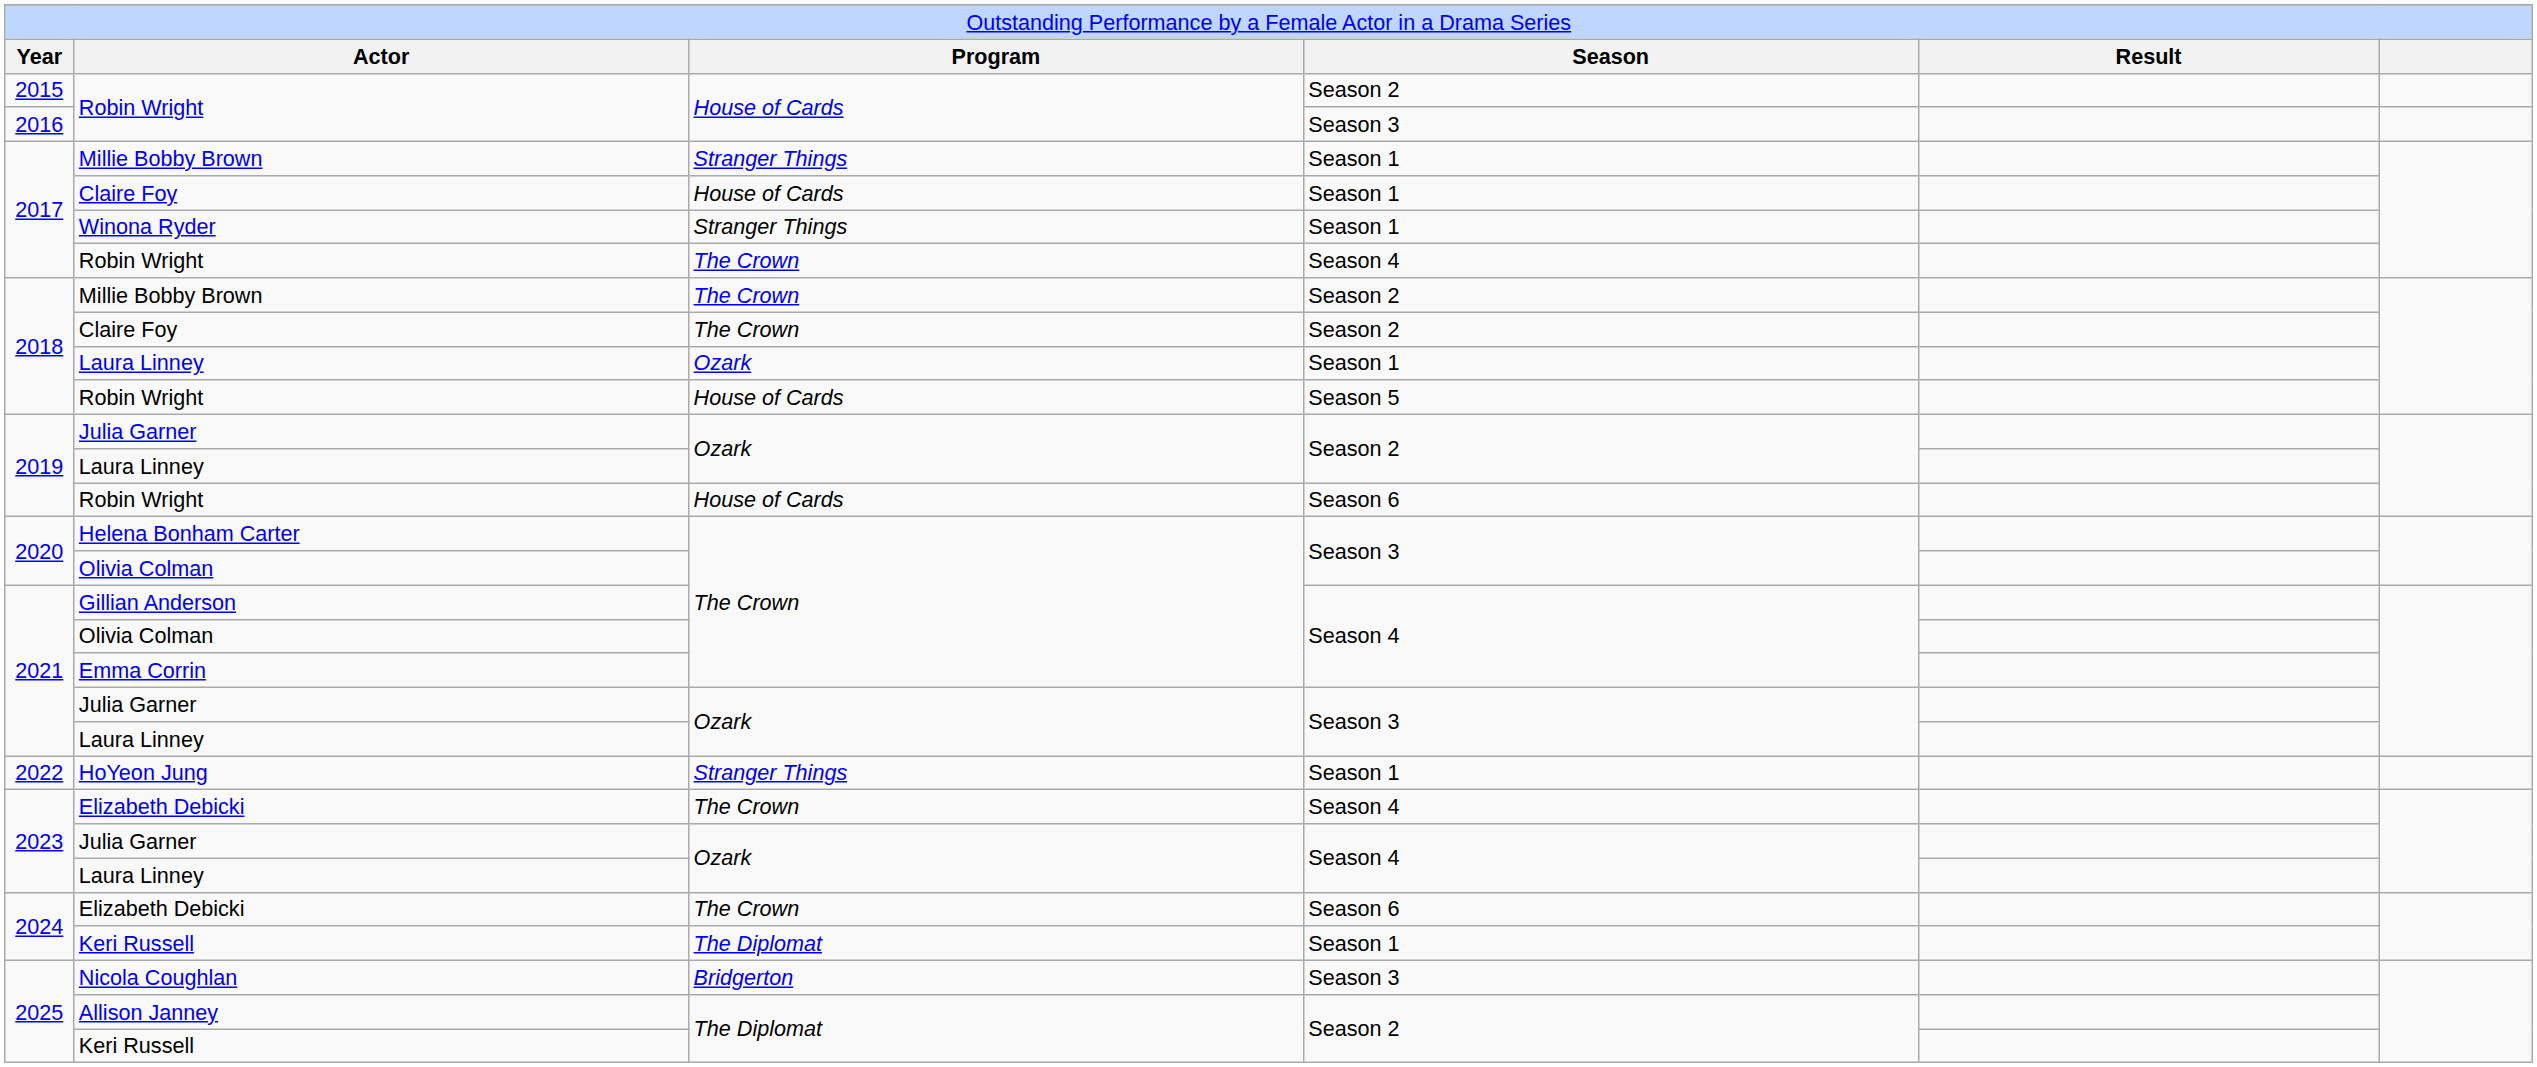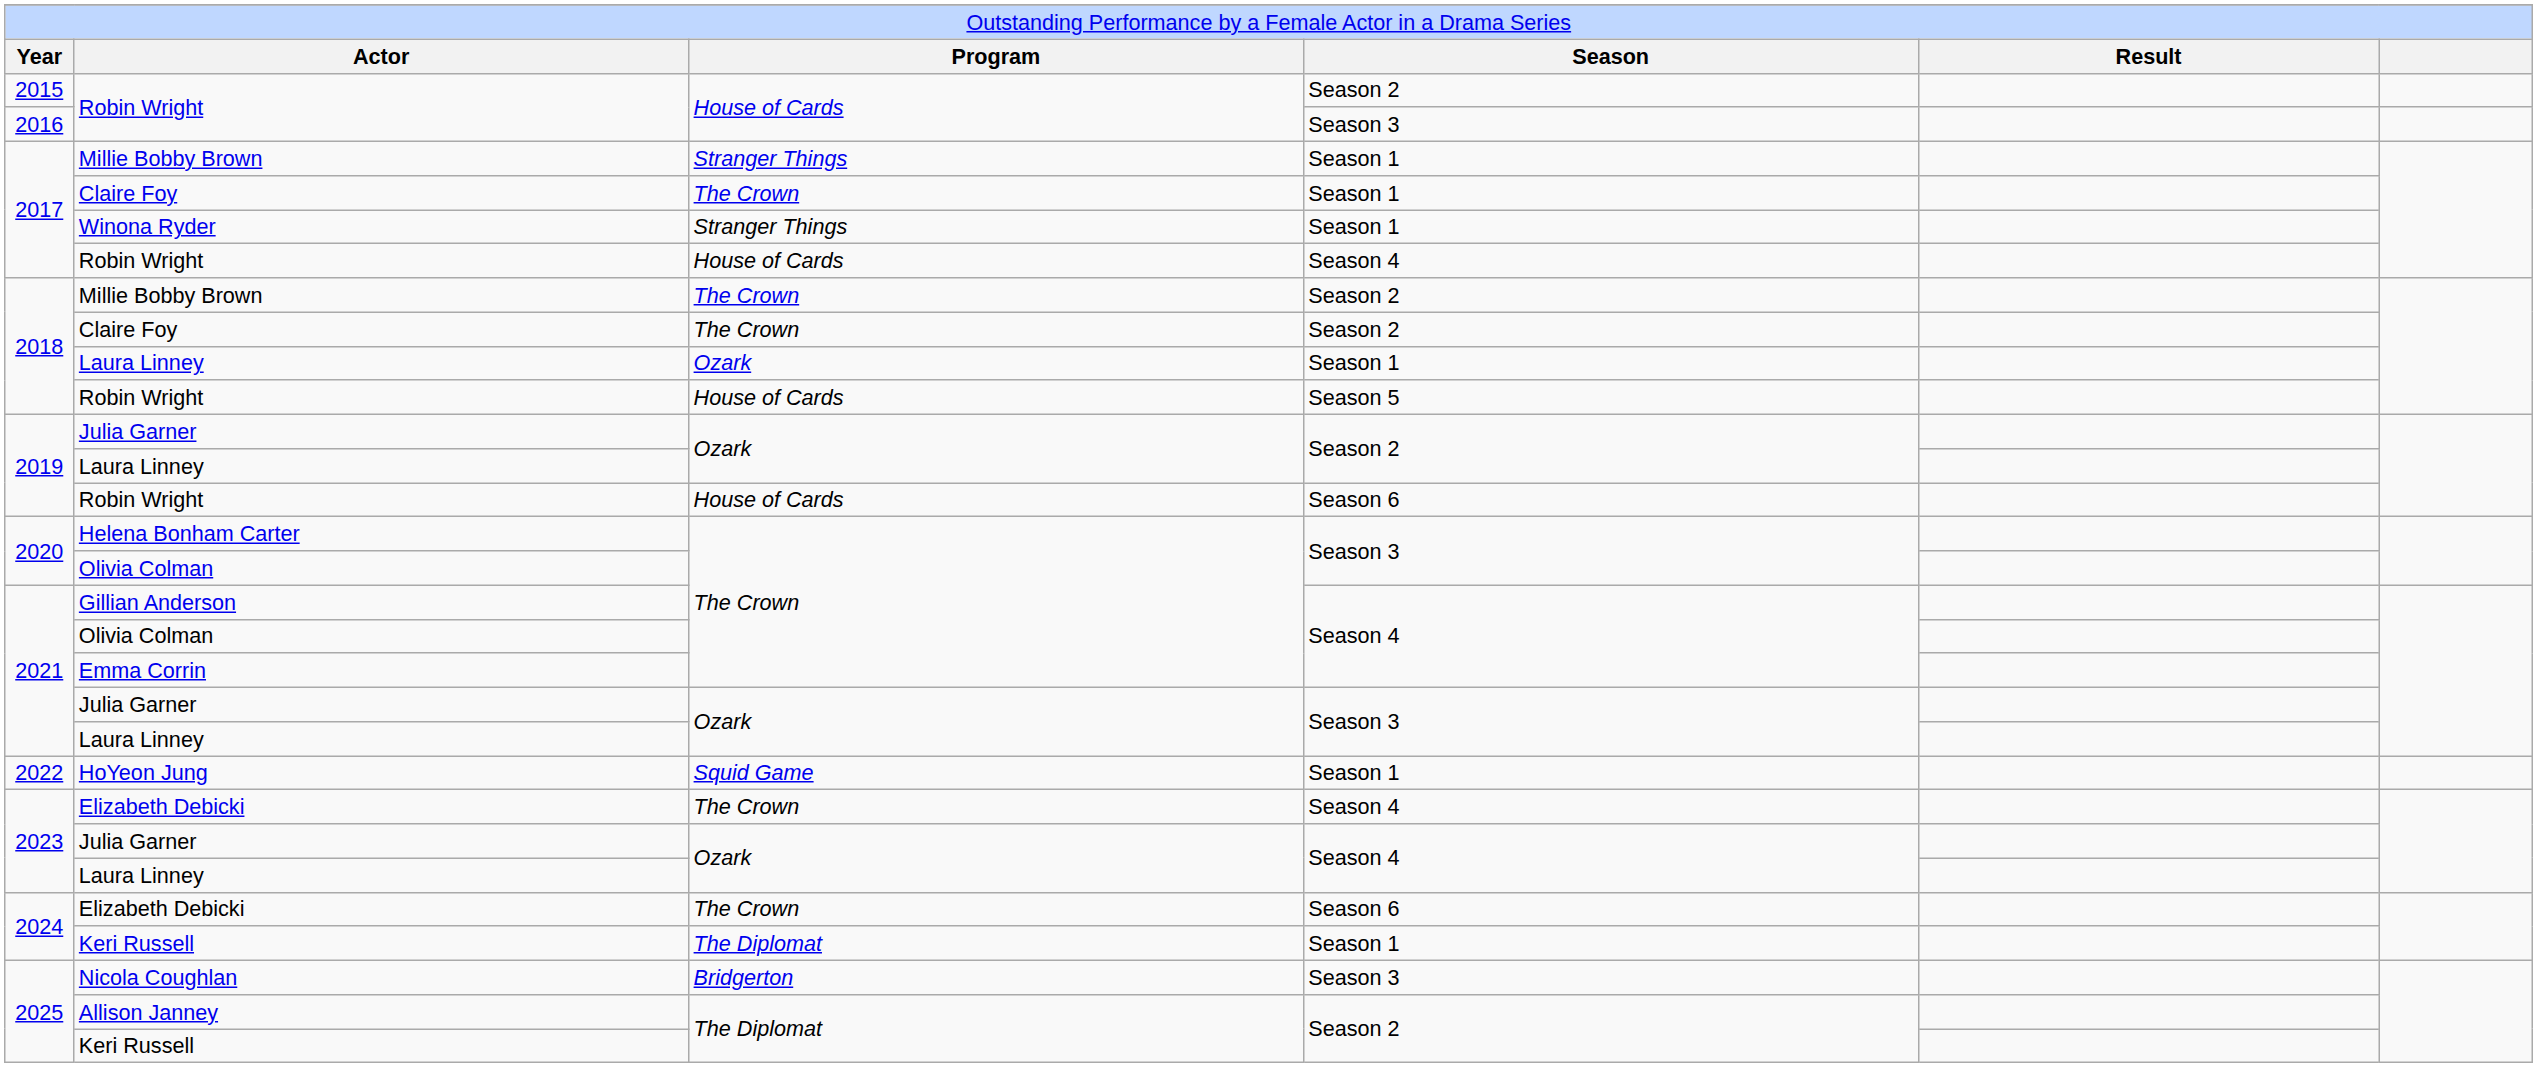(769, 193) House of Cards -> (746, 193) The Crown
(746, 261) The Crown -> (769, 261) House of Cards
(770, 773) Stranger Things -> (754, 773) Squid Game
